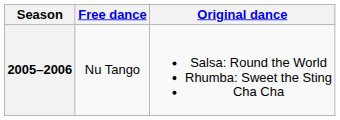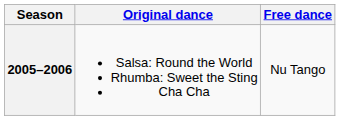columns swapped: (242, 14) <-> (112, 14)
